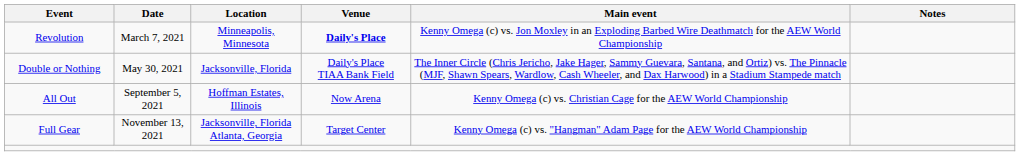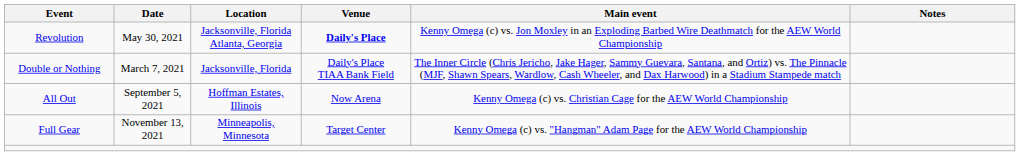(153, 37) March 7, 2021 -> (153, 37) May 30, 2021
(246, 37) Minneapolis, Minnesota -> (246, 37) Jacksonville, Florida Atlanta, Georgia
(153, 68) May 30, 2021 -> (153, 68) March 7, 2021
(246, 129) Jacksonville, Florida Atlanta, Georgia -> (246, 129) Minneapolis, Minnesota
